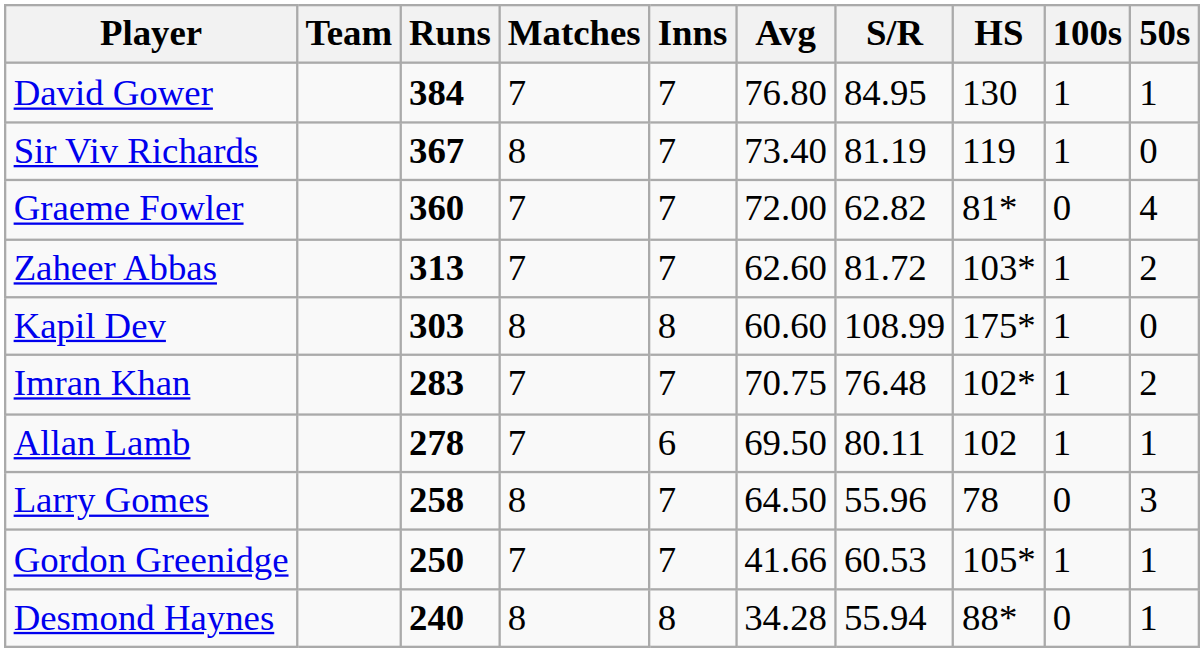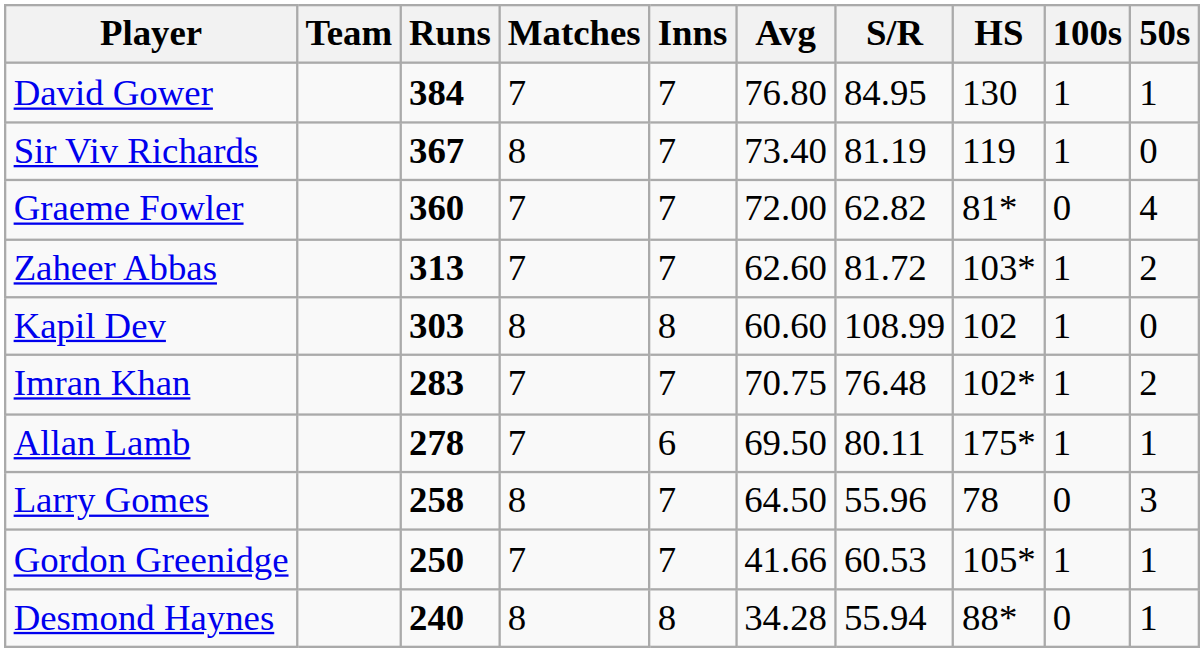(999, 325) 175* -> (990, 325) 102
(990, 442) 102 -> (999, 442) 175*
